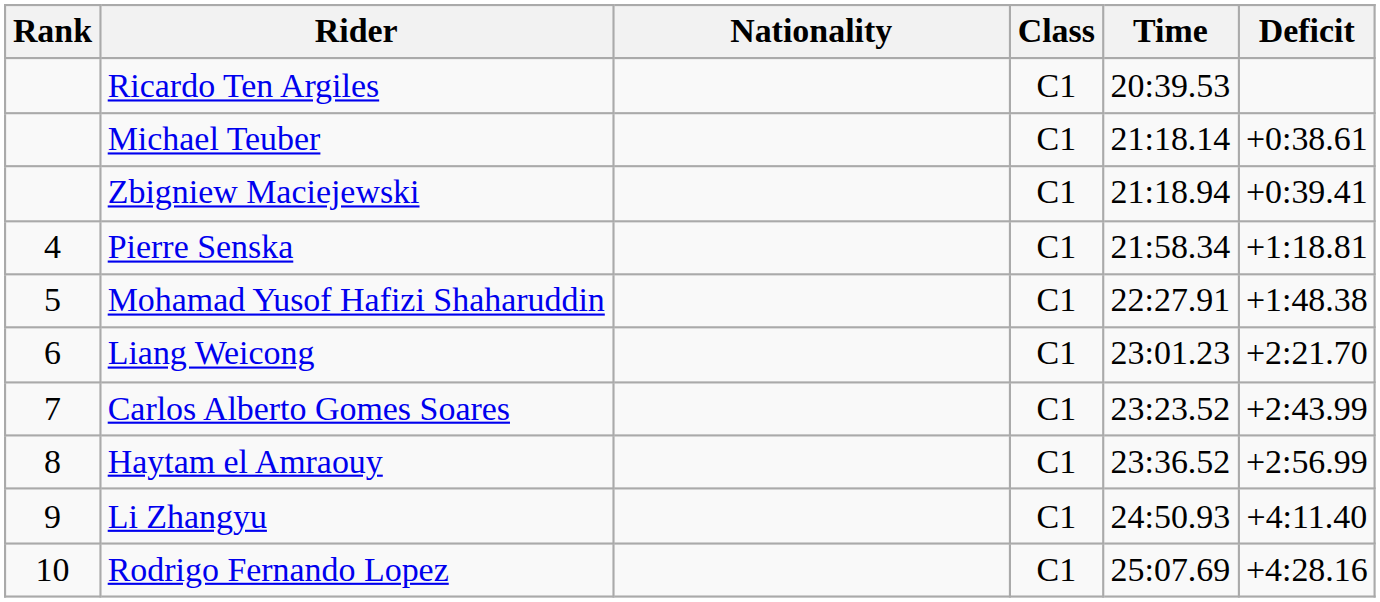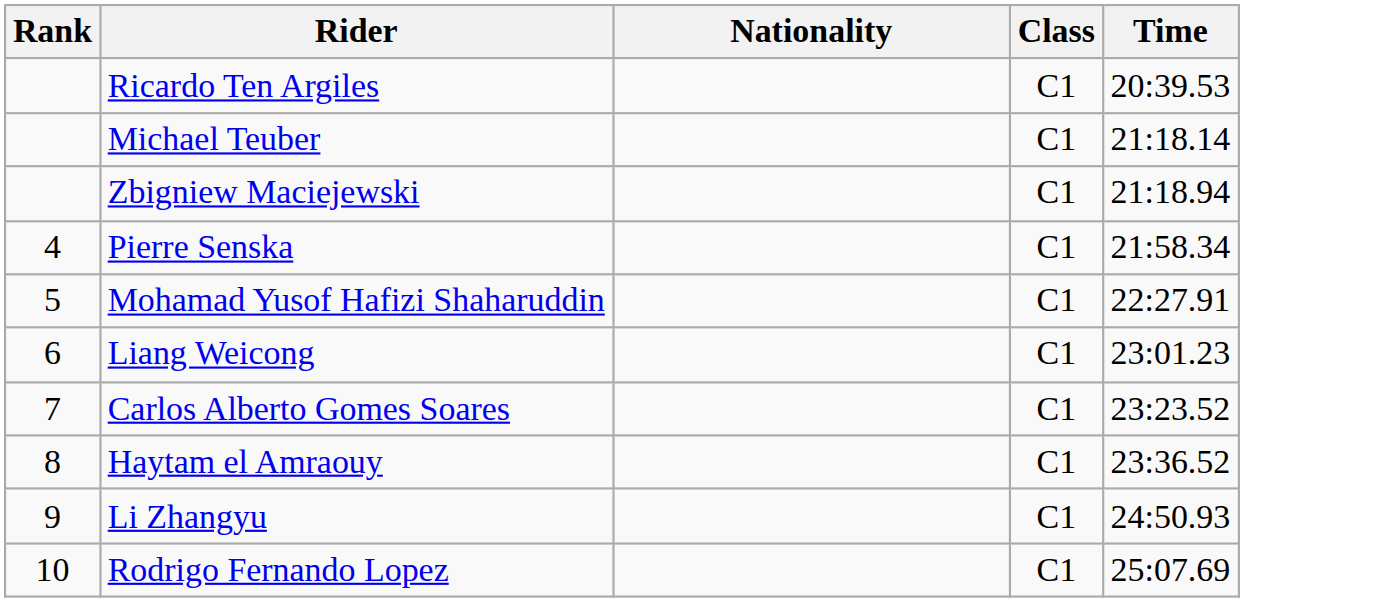- column: (1307, 31)
